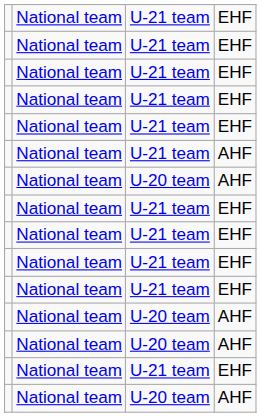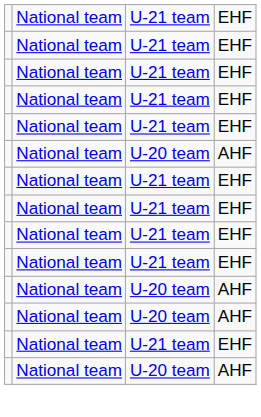- row: (170, 153)
